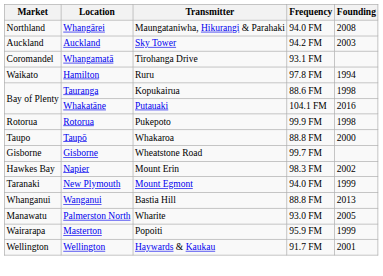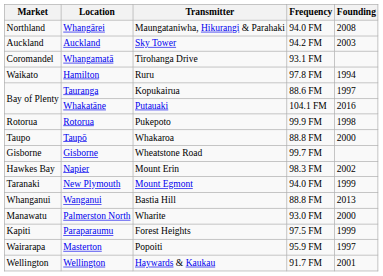(346, 91) 1998 -> (346, 91) 1997
(346, 216) 2005 -> (346, 216) 2000
+ row: (88, 232)
(346, 232) 1999 -> (346, 247) 1997
